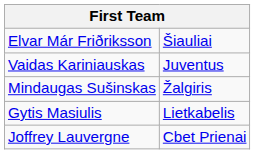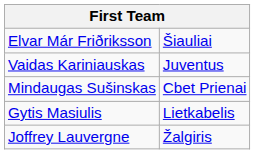(187, 88) Žalgiris -> (205, 88) Cbet Prienai
(205, 137) Cbet Prienai -> (187, 137) Žalgiris
